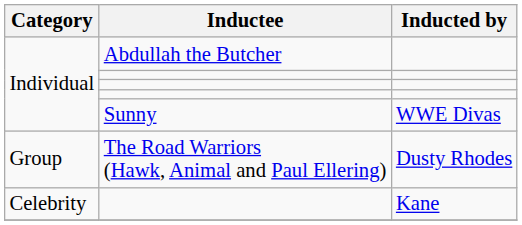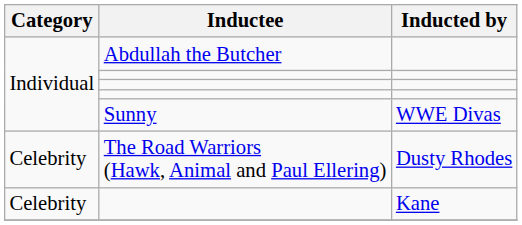(36, 159) Group -> (48, 159) Celebrity
